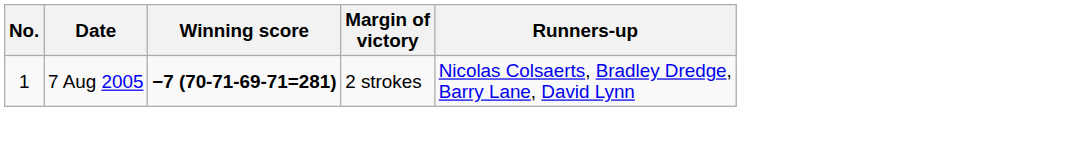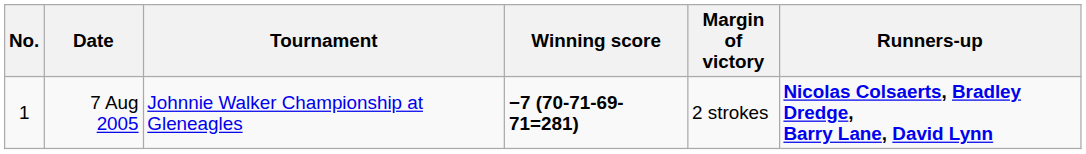+ column: (324, 41)
(585, 81) normal -> (902, 113) bold
